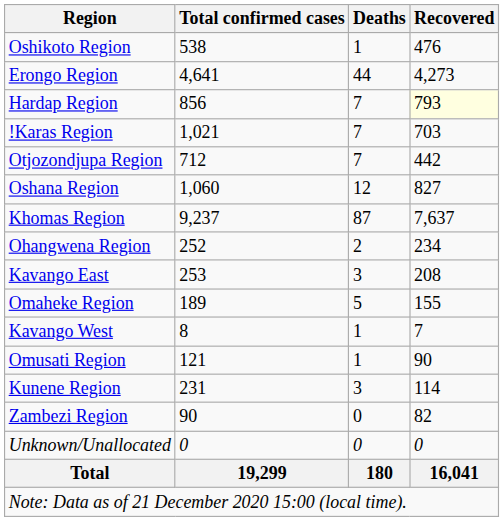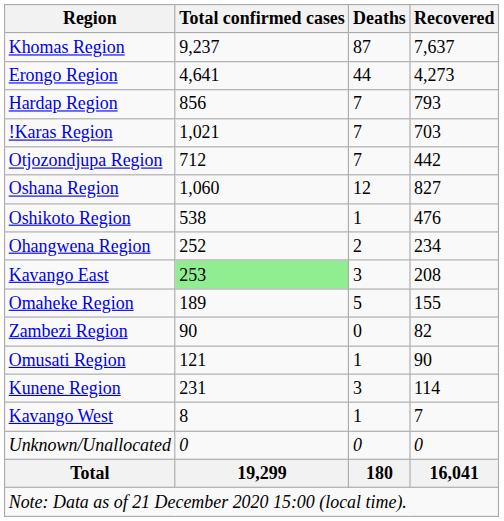rows swapped: (67, 217) <-> (70, 47)
(428, 103) lightyellow background -> (428, 103) no background
(193, 274) no background -> (193, 274) lightgreen background
rows swapped: (68, 416) <-> (61, 331)
